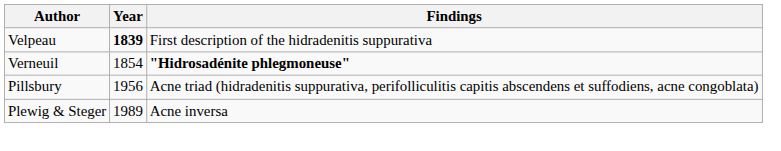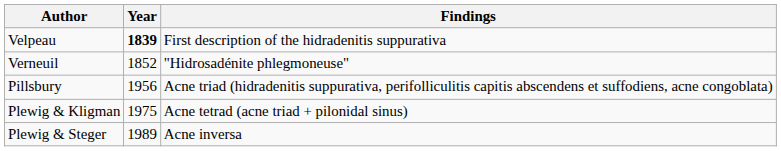(128, 63) 1854 -> (142, 63) 1852
(250, 63) bold -> (256, 63) normal
+ row: (64, 110)
